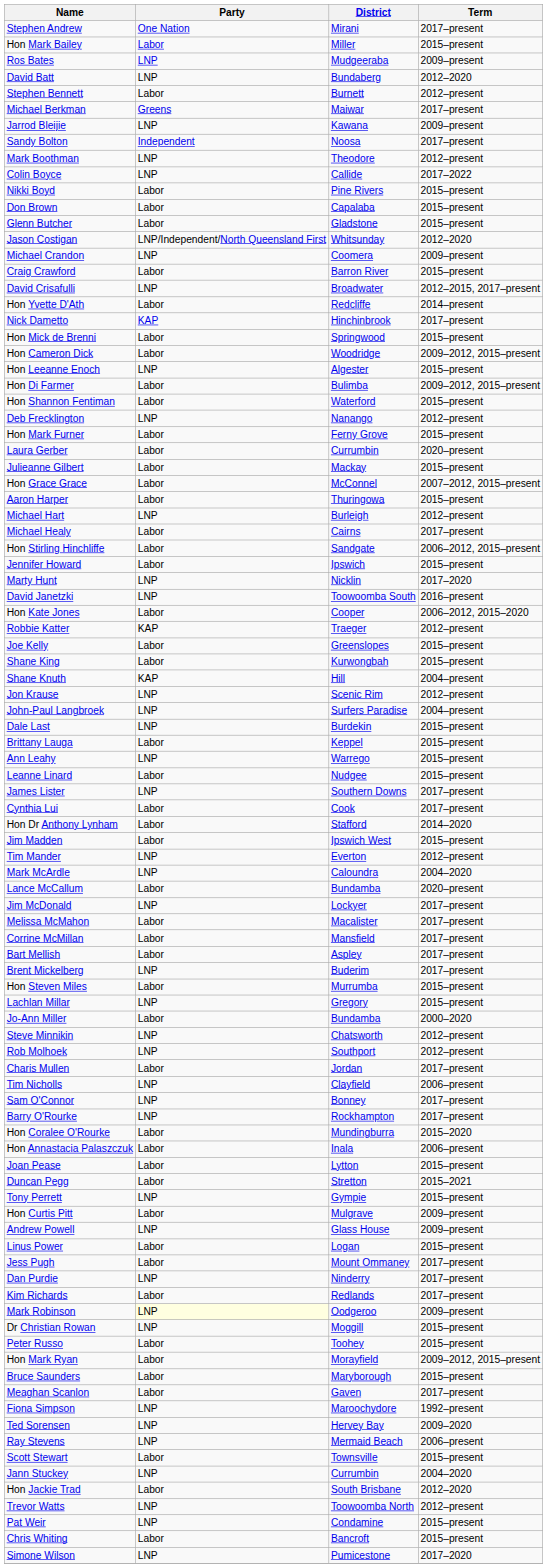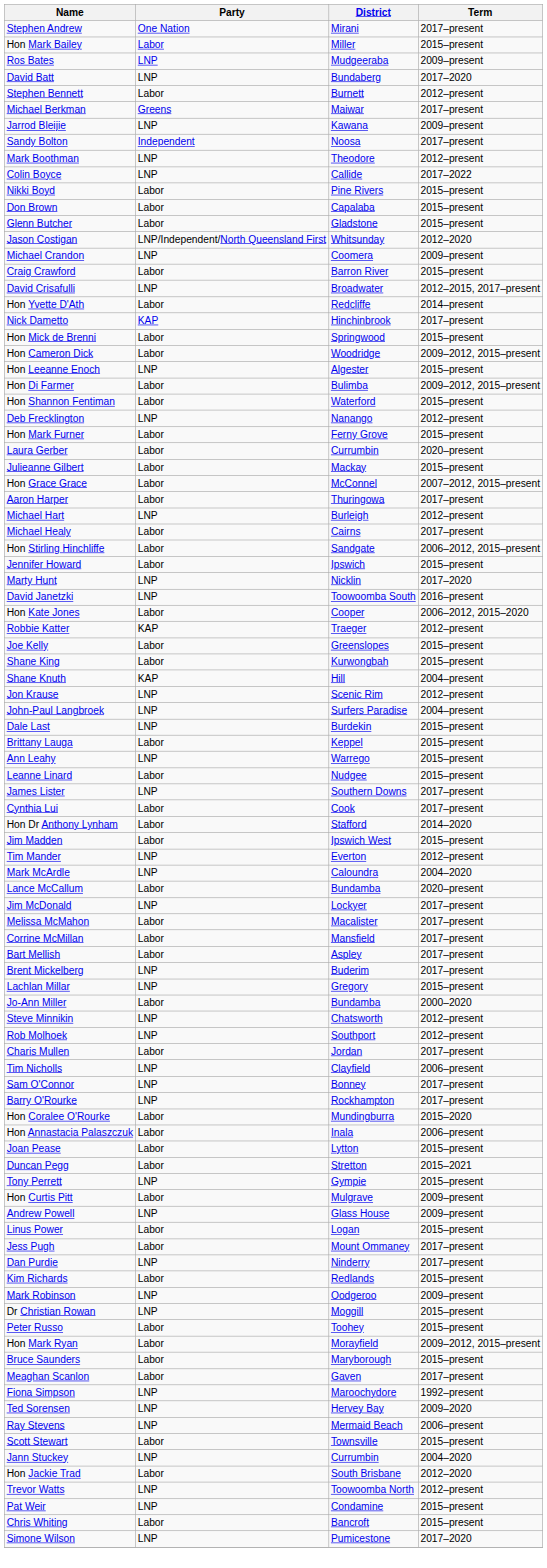(446, 77) 2012–2020 -> (446, 77) 2017–2020
(452, 499) 2015–present -> (452, 499) 2017–present
- row: (47, 987)
(452, 1295) 2017–present -> (452, 1279) 2015–present
(148, 1311) lightyellow background -> (148, 1295) no background
